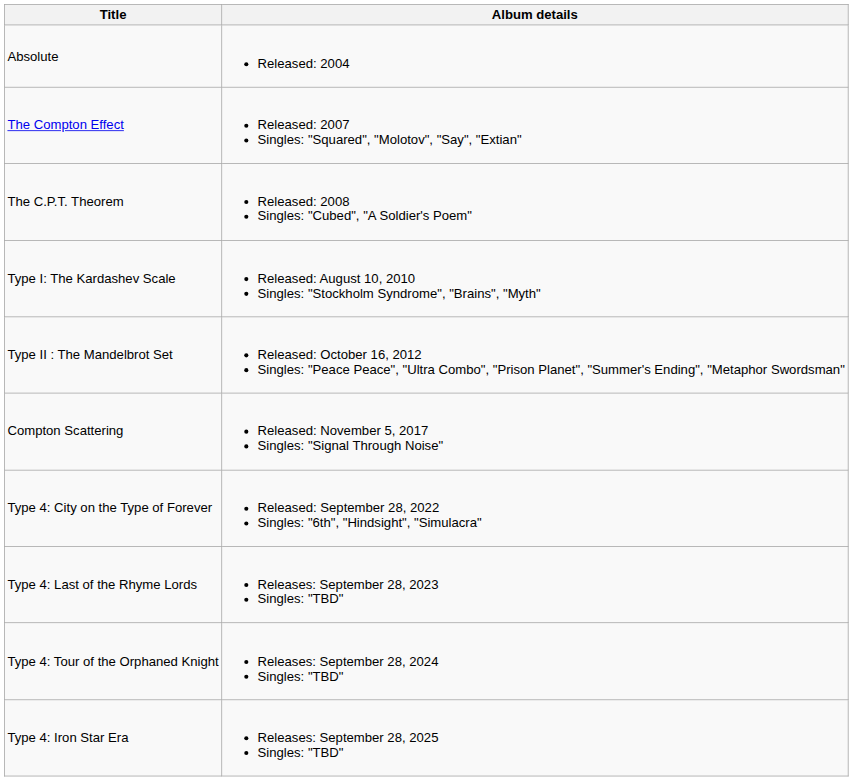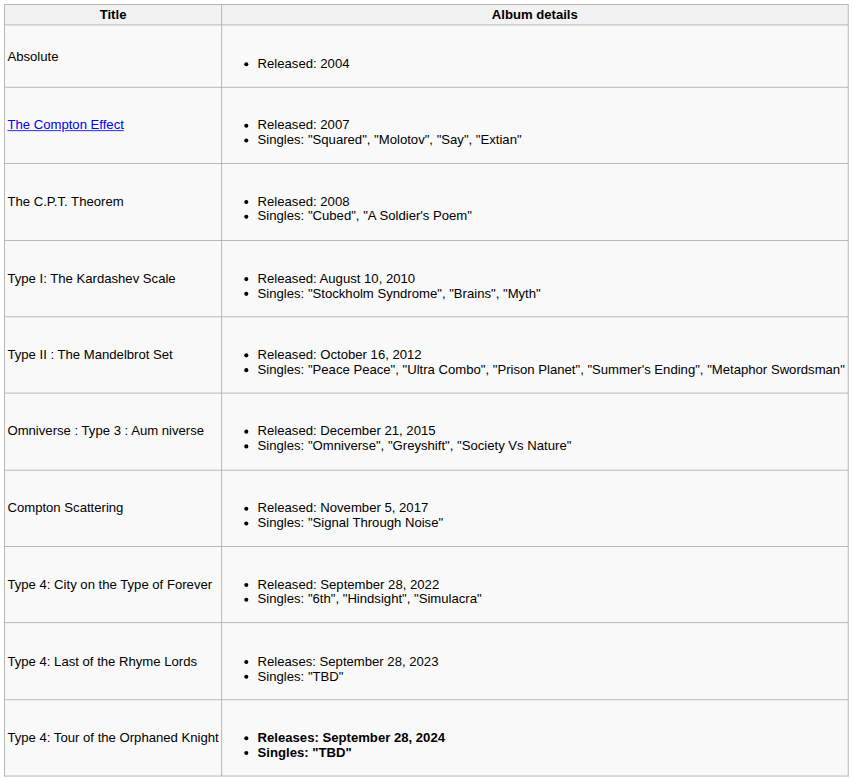+ row: (106, 431)
(535, 669) normal -> (535, 745) bold
- row: (68, 737)
